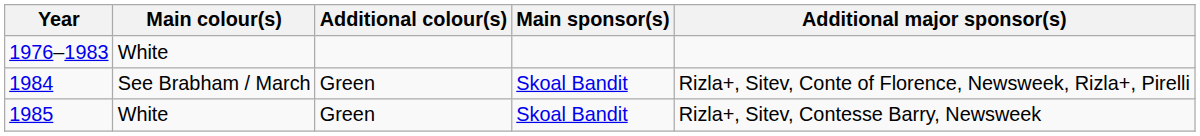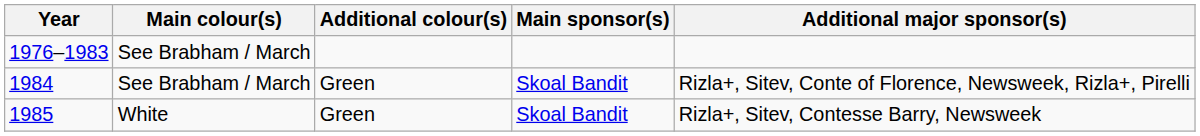(143, 51) White -> (214, 51) See Brabham / March
